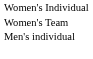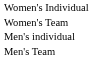+ row: (30, 51)
